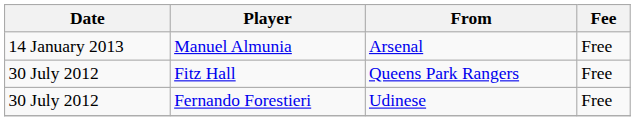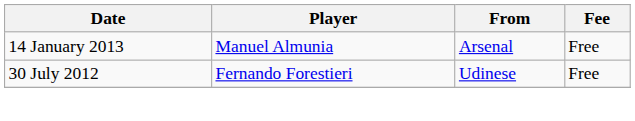- row: (205, 73)
